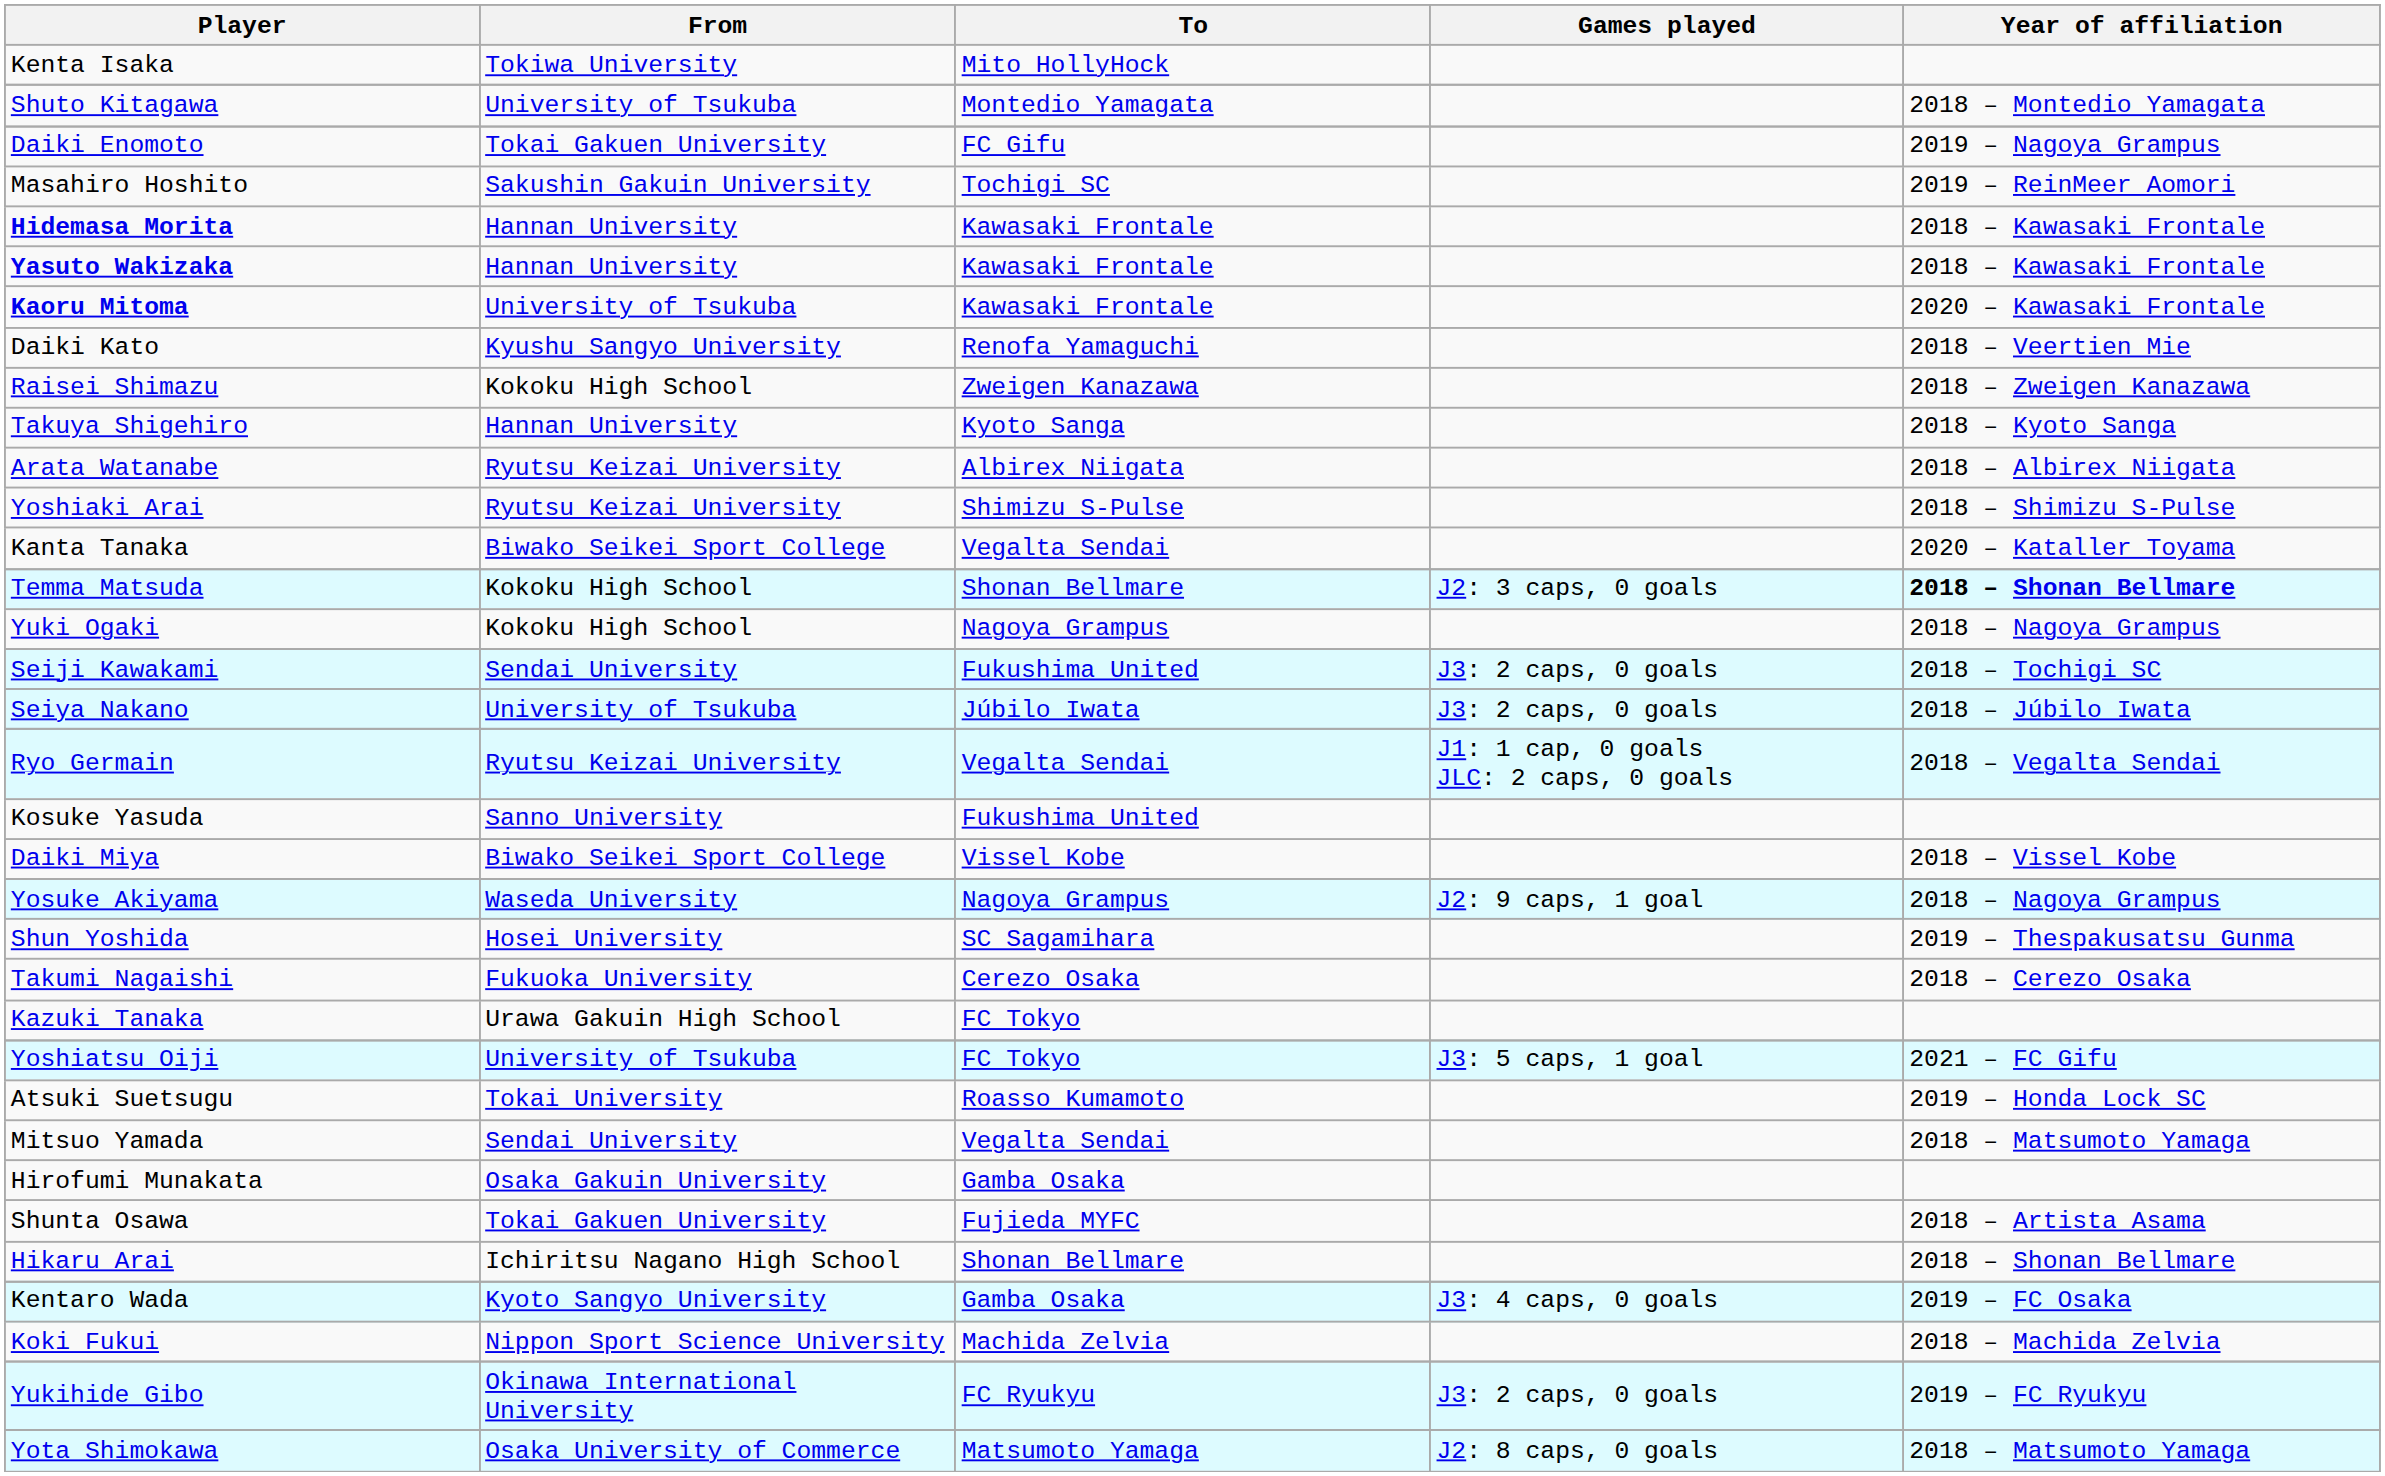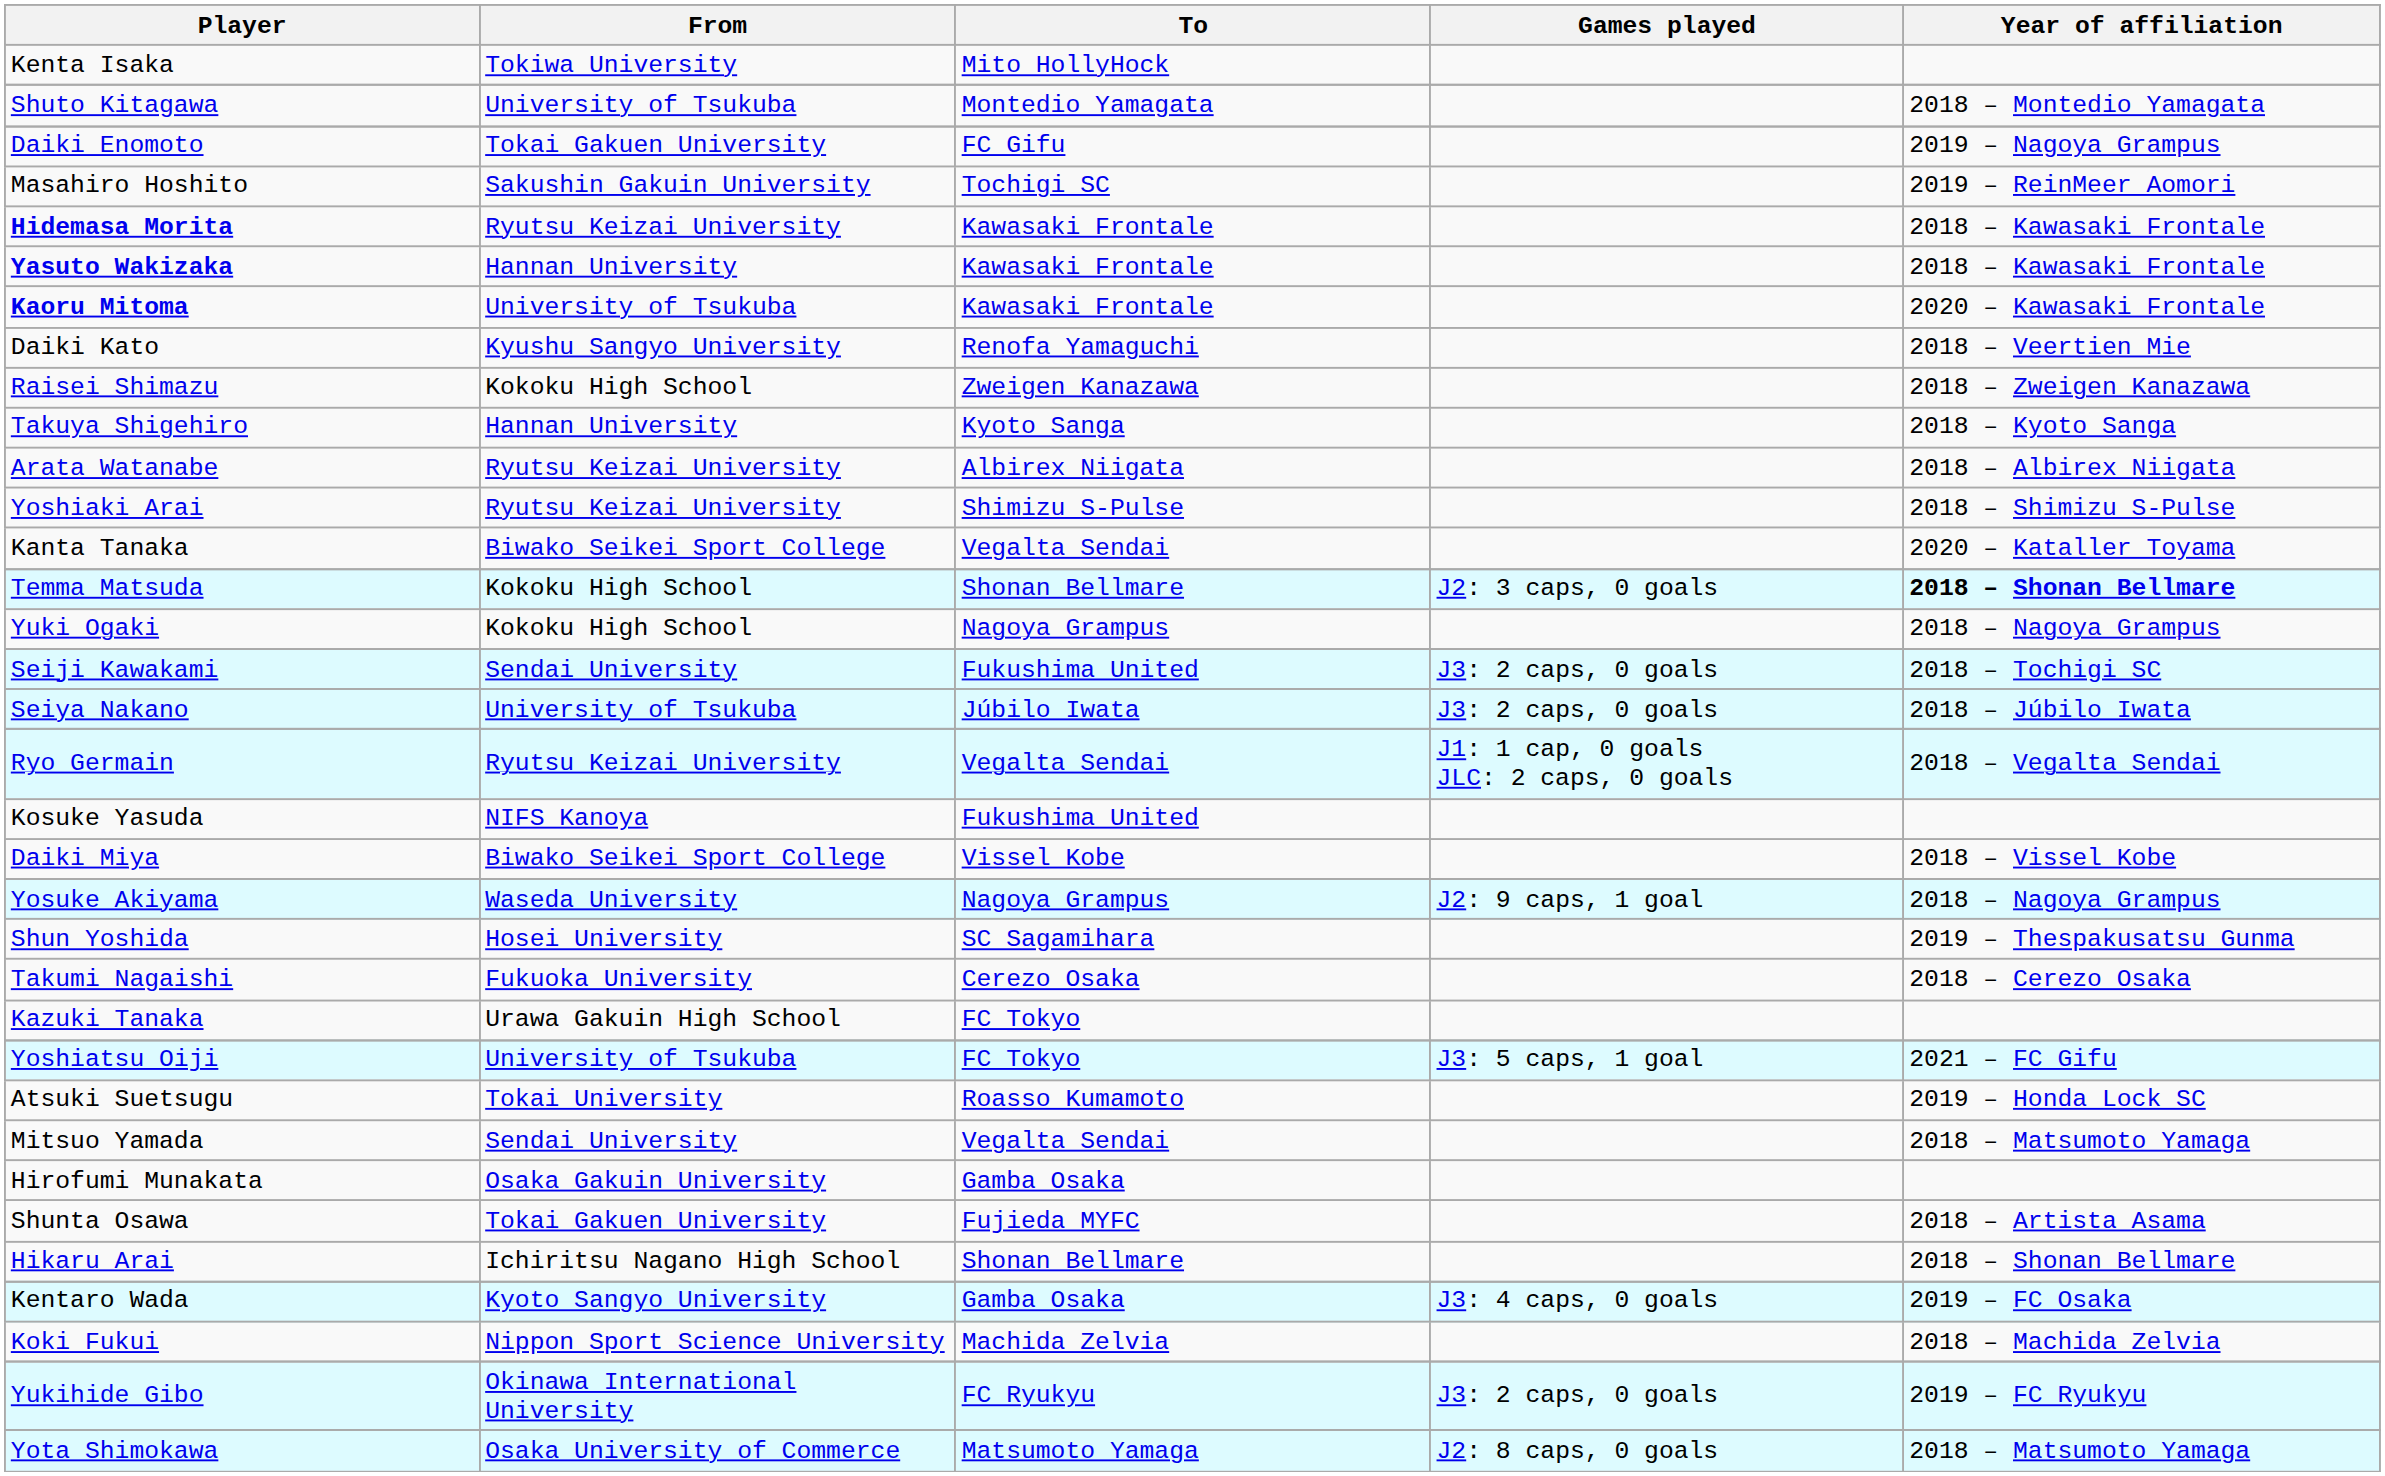(611, 226) Hannan University -> (663, 226) Ryutsu Keizai University
(604, 818) Sanno University -> (567, 818) NIFS Kanoya
